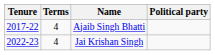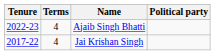(23, 27) 2017-22 -> (23, 27) 2022-23
(23, 42) 2022-23 -> (23, 42) 2017-22
